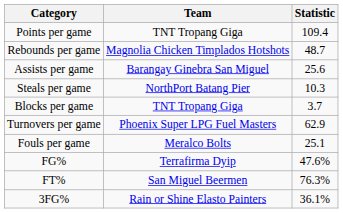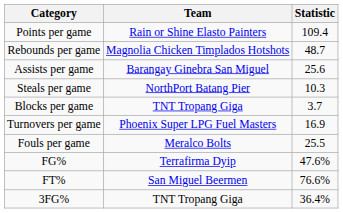(198, 32) TNT Tropang Giga -> (198, 32) Rain or Shine Elasto Painters
(315, 124) 62.9 -> (315, 124) 16.9
(315, 143) 25.1 -> (315, 143) 25.5
(315, 180) 76.3% -> (315, 180) 76.6%
(198, 198) Rain or Shine Elasto Painters -> (198, 198) TNT Tropang Giga
(315, 198) 36.1% -> (315, 198) 36.4%
